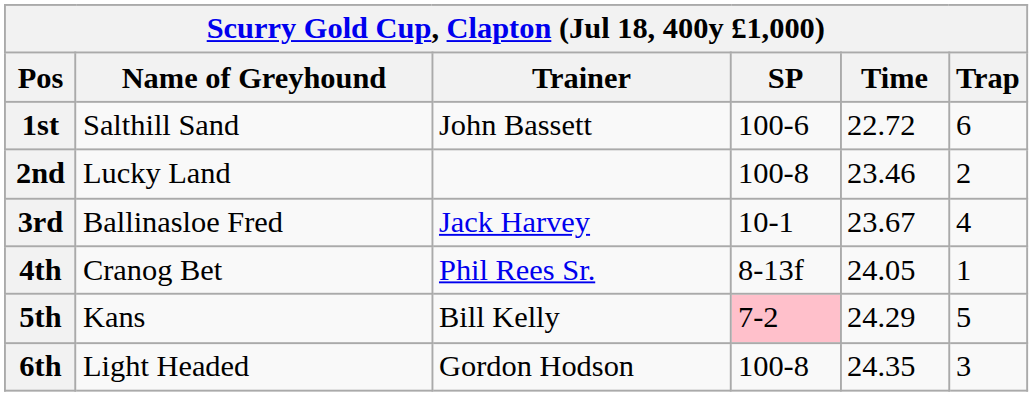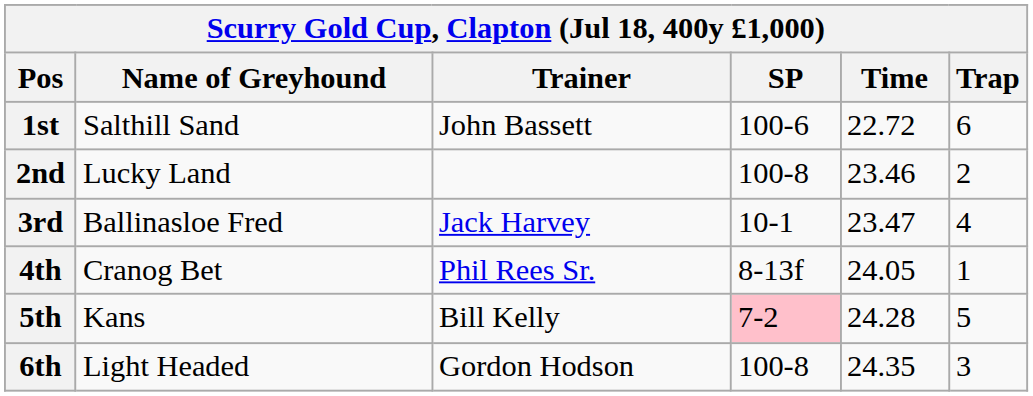(881, 221) 23.67 -> (881, 221) 23.47
(881, 317) 24.29 -> (881, 317) 24.28
